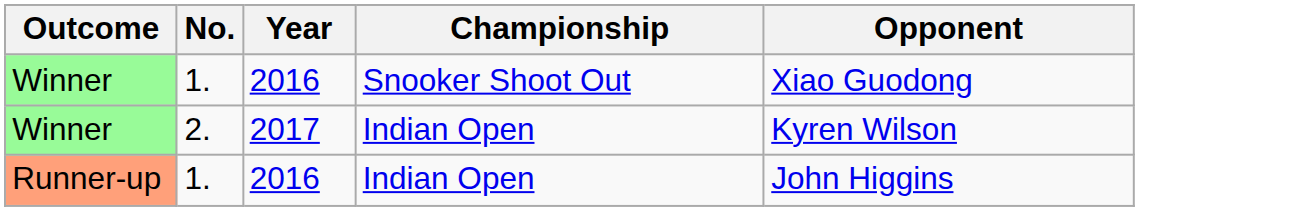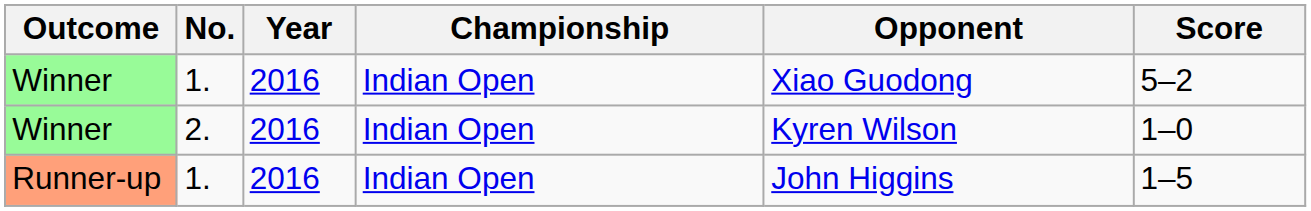+ column: (1219, 29)
(497, 79) Snooker Shoot Out -> (449, 79) Indian Open
(285, 129) 2017 -> (285, 129) 2016
